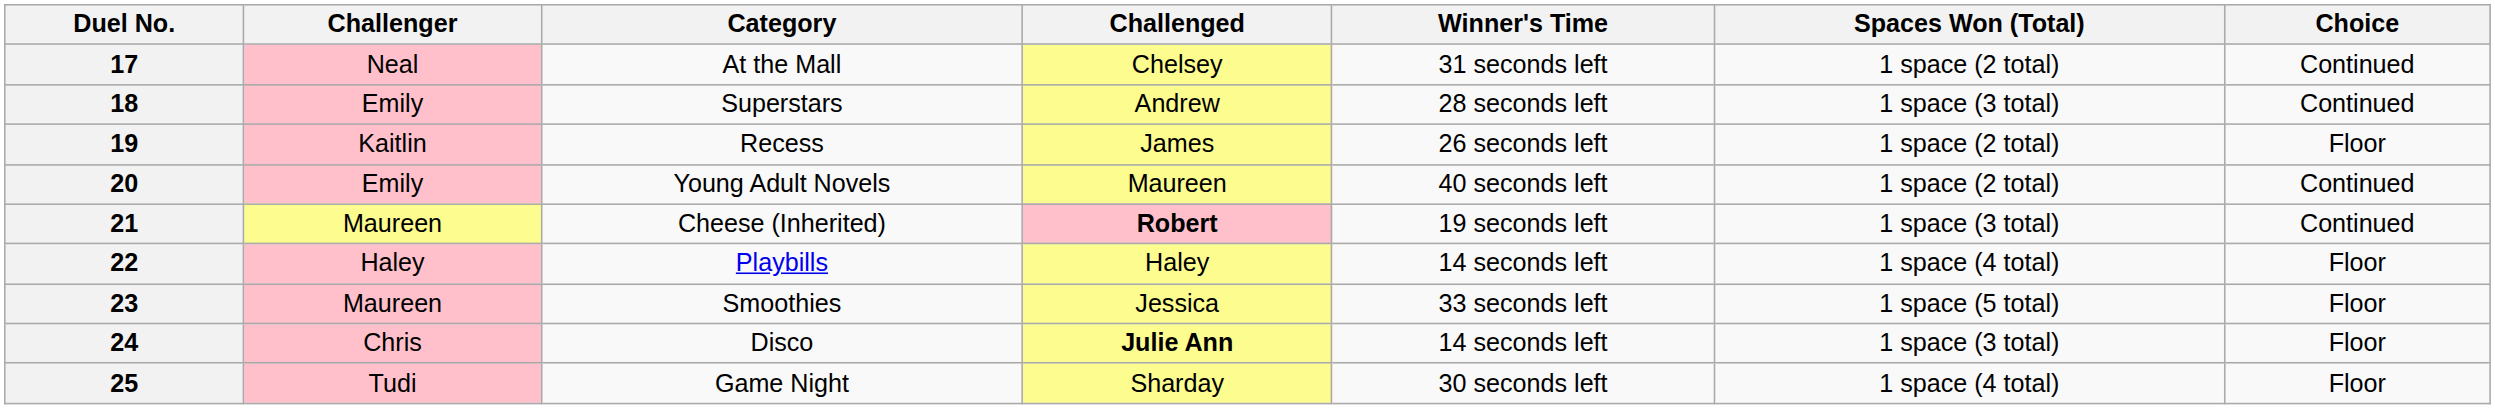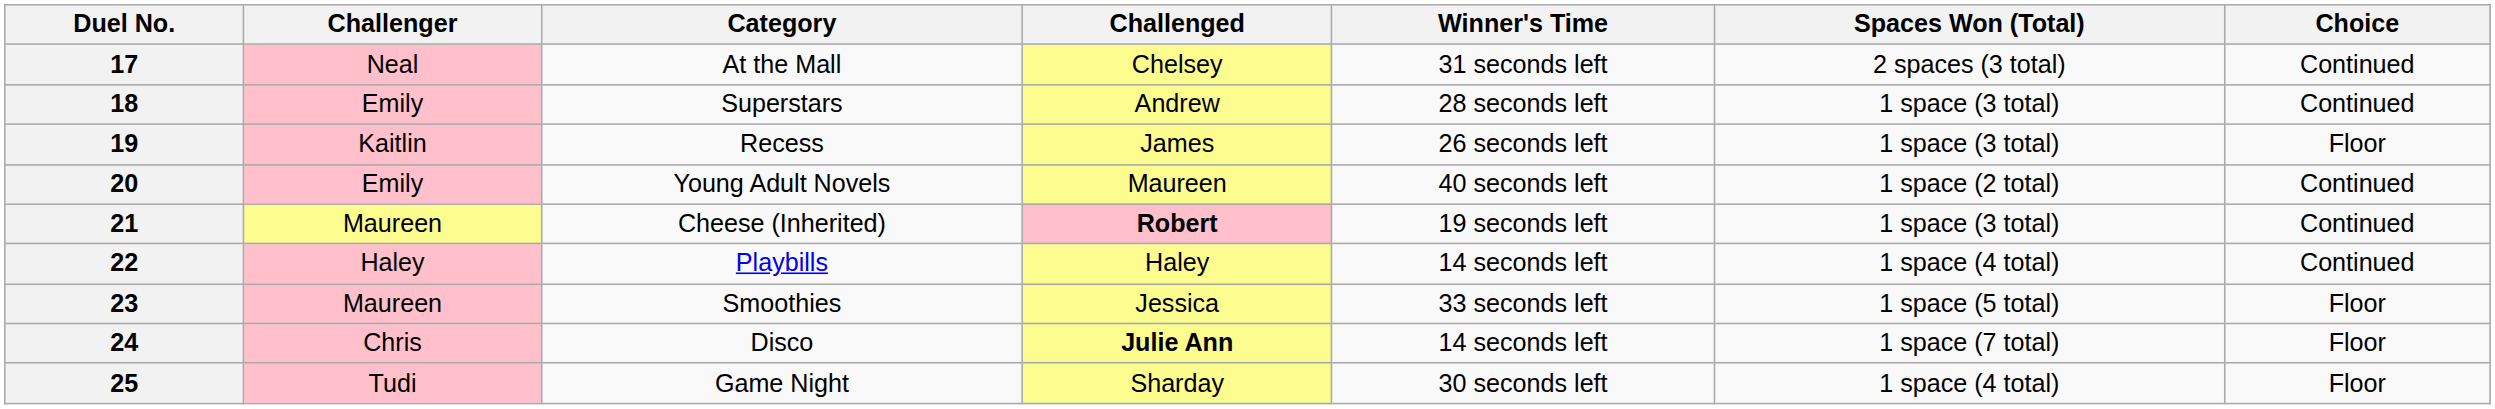(1969, 64) 1 space (2 total) -> (1969, 64) 2 spaces (3 total)
(1969, 143) 1 space (2 total) -> (1969, 143) 1 space (3 total)
(2357, 263) Floor -> (2357, 263) Continued
(1969, 343) 1 space (3 total) -> (1969, 343) 1 space (7 total)
